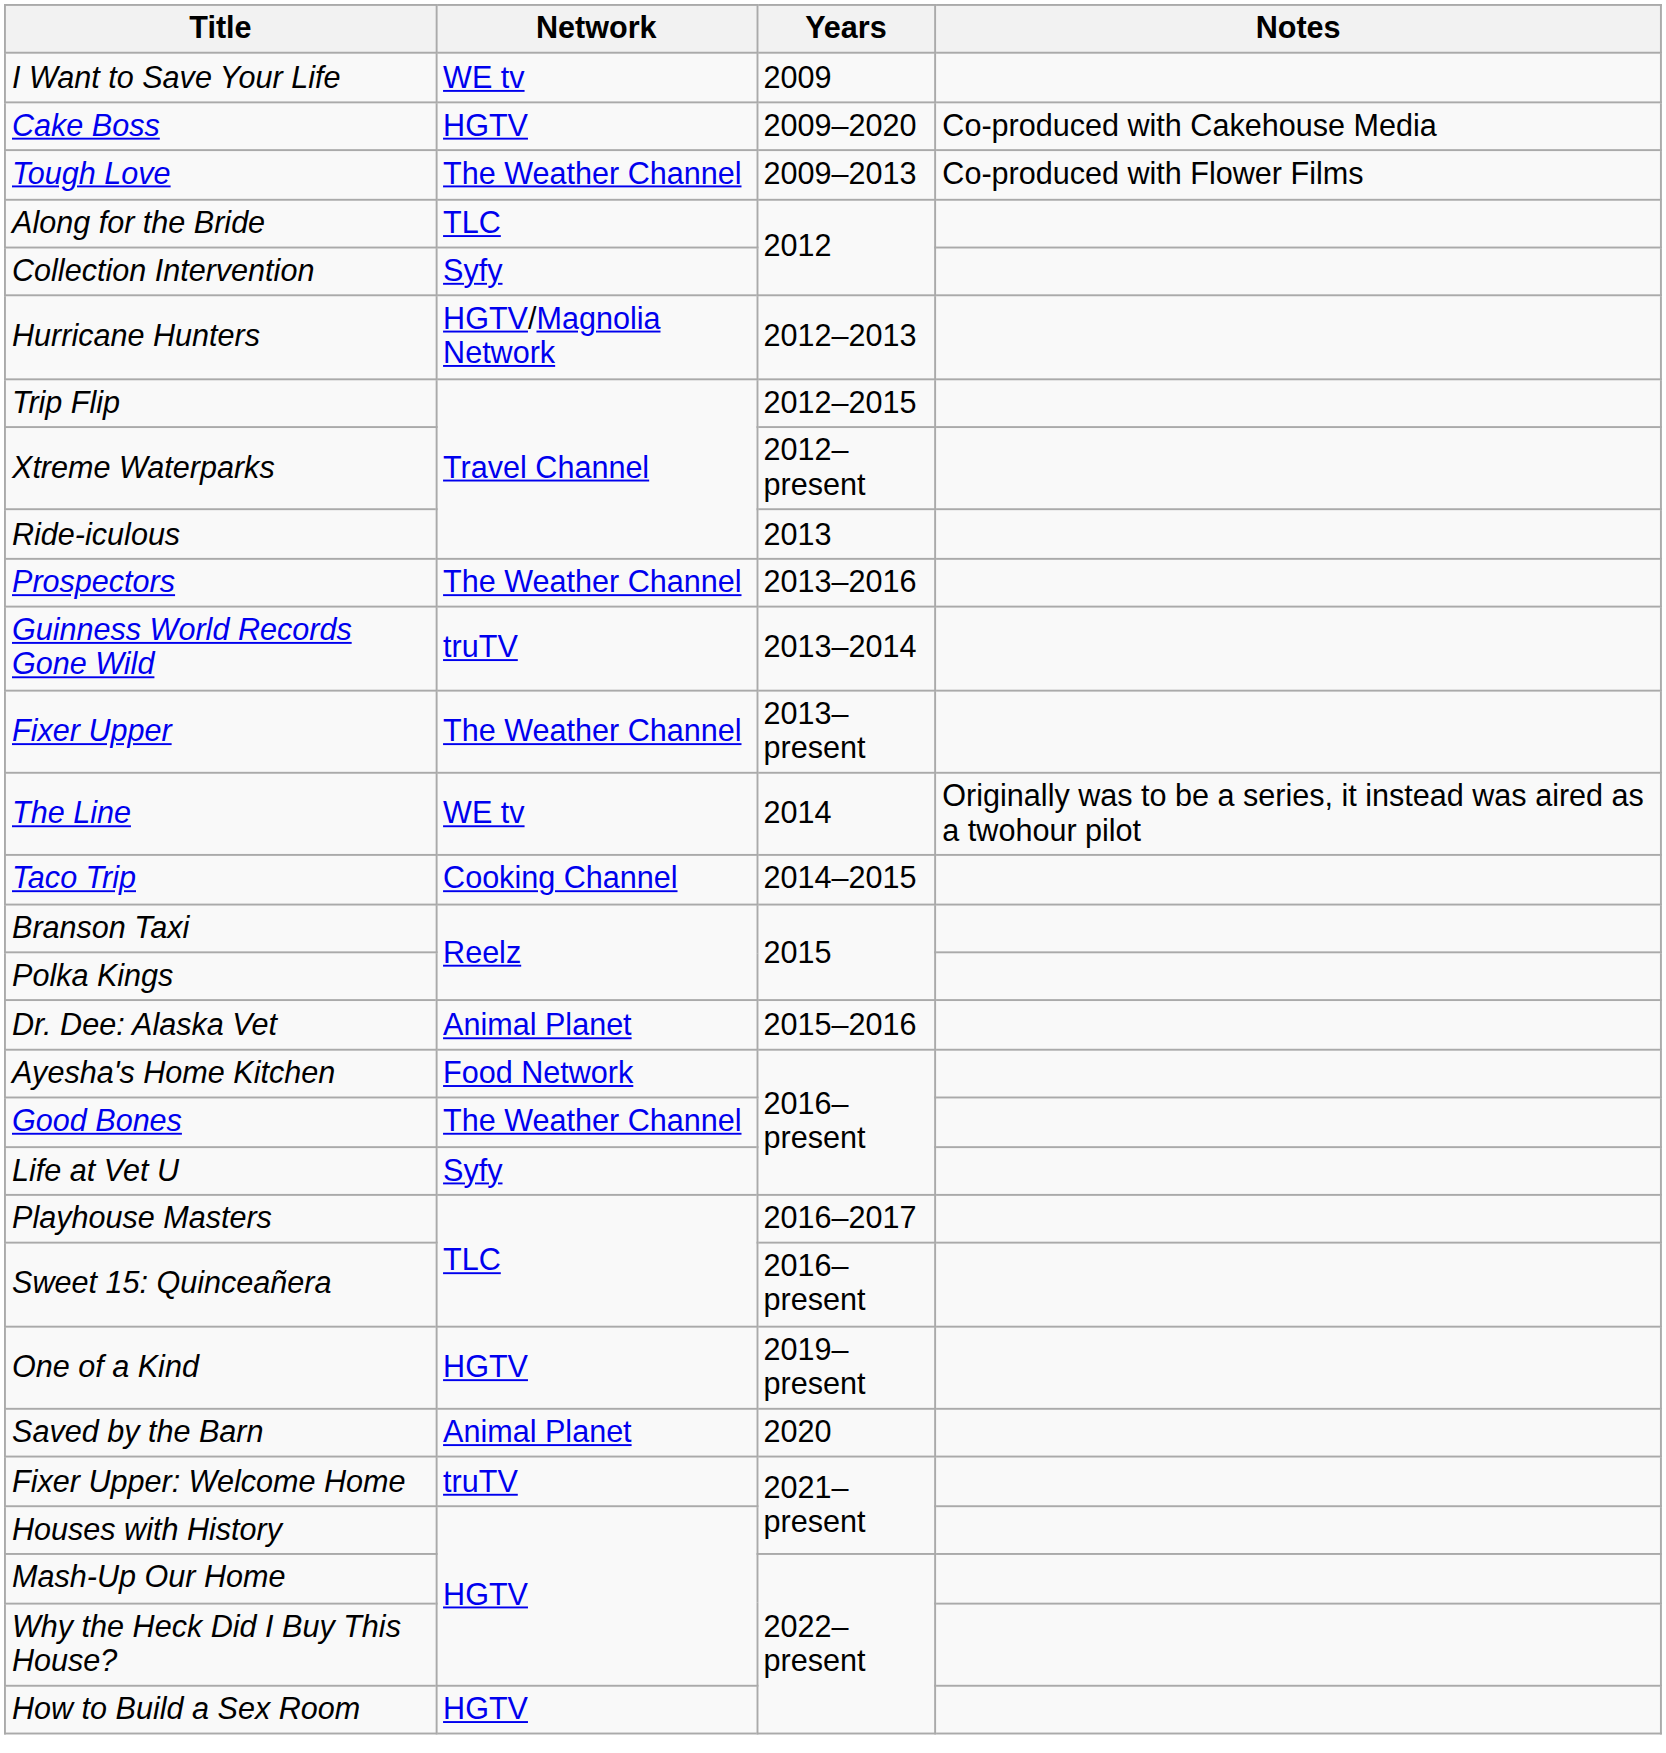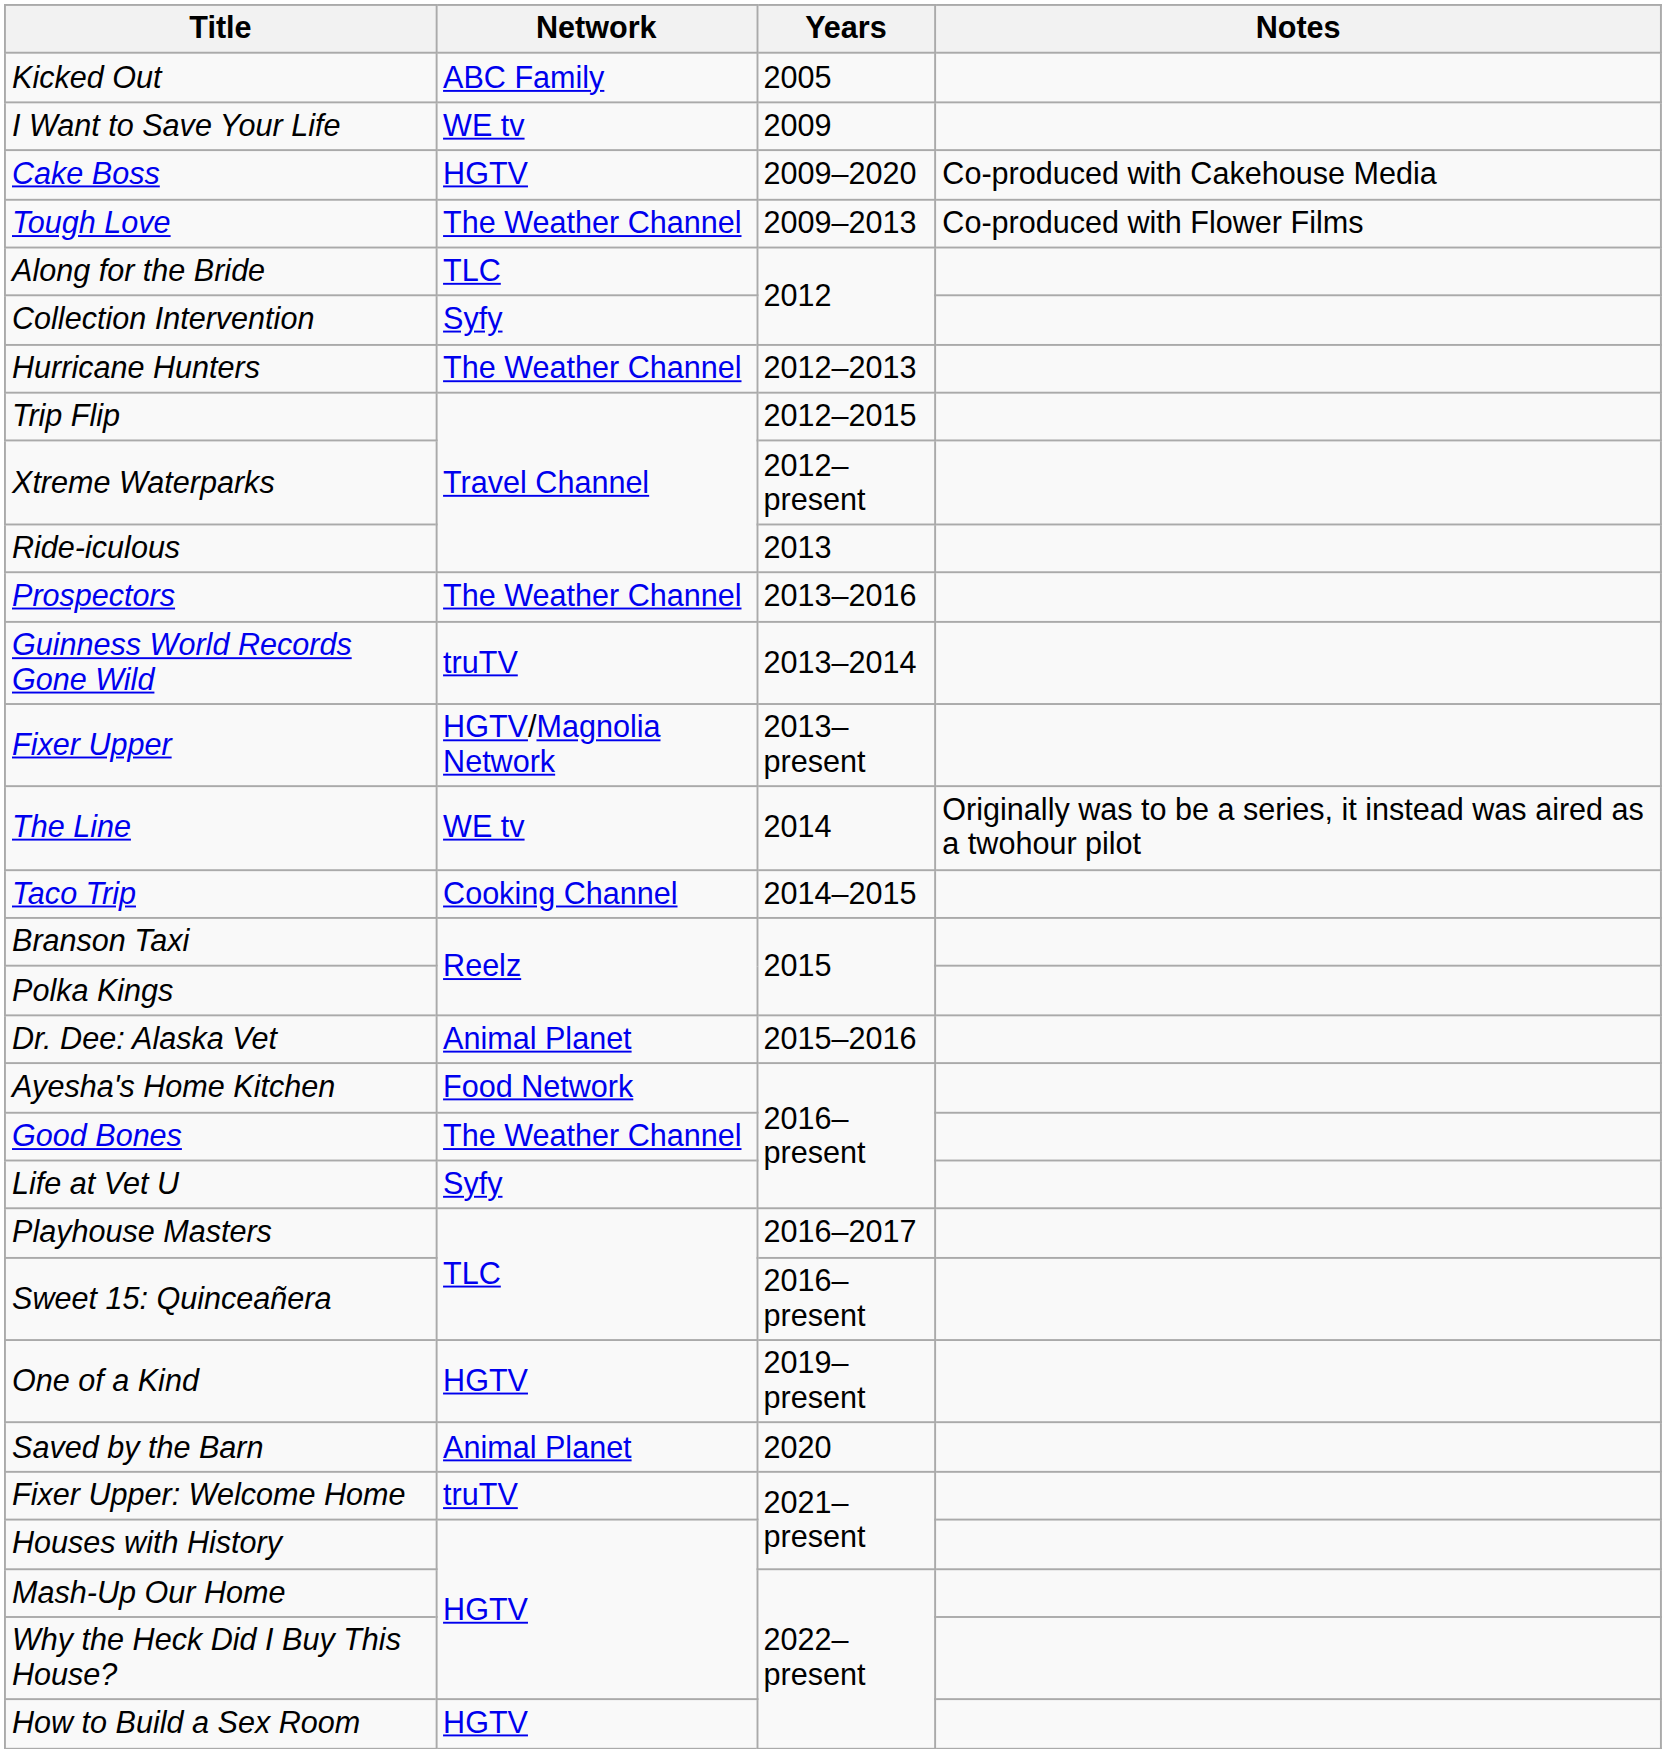+ row: (87, 77)
(552, 336) HGTV/Magnolia Network -> (592, 367) The Weather Channel
(592, 730) The Weather Channel -> (552, 744) HGTV/Magnolia Network
